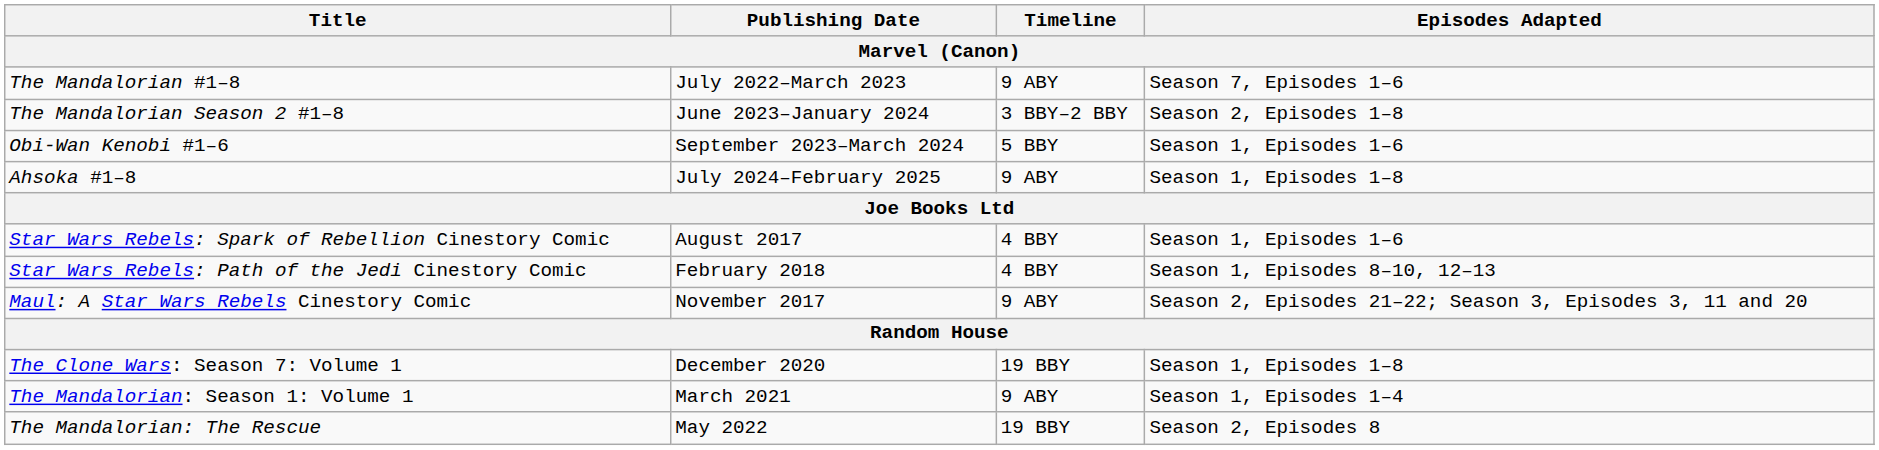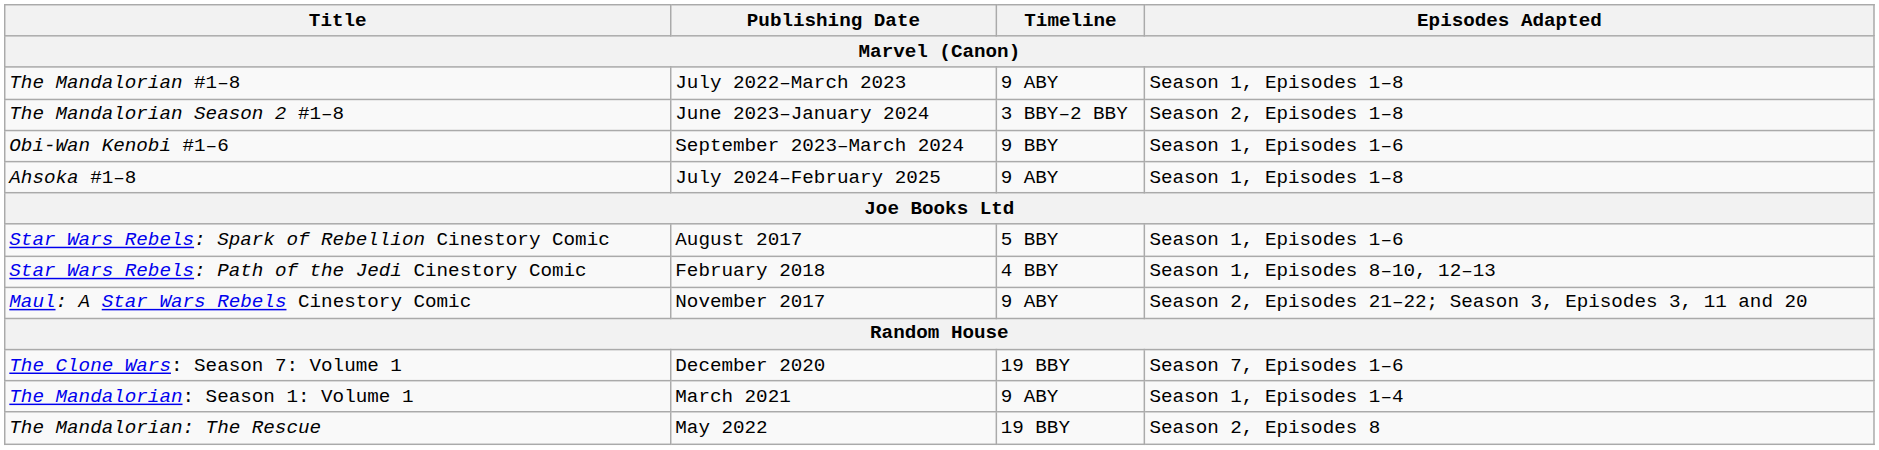(1276, 83) Season 7, Episodes 1–6 -> (1276, 83) Season 1, Episodes 1–8
(1030, 146) 5 BBY -> (1030, 146) 9 BBY
(1030, 240) 4 BBY -> (1030, 240) 5 BBY
(1276, 365) Season 1, Episodes 1–8 -> (1276, 365) Season 7, Episodes 1–6
